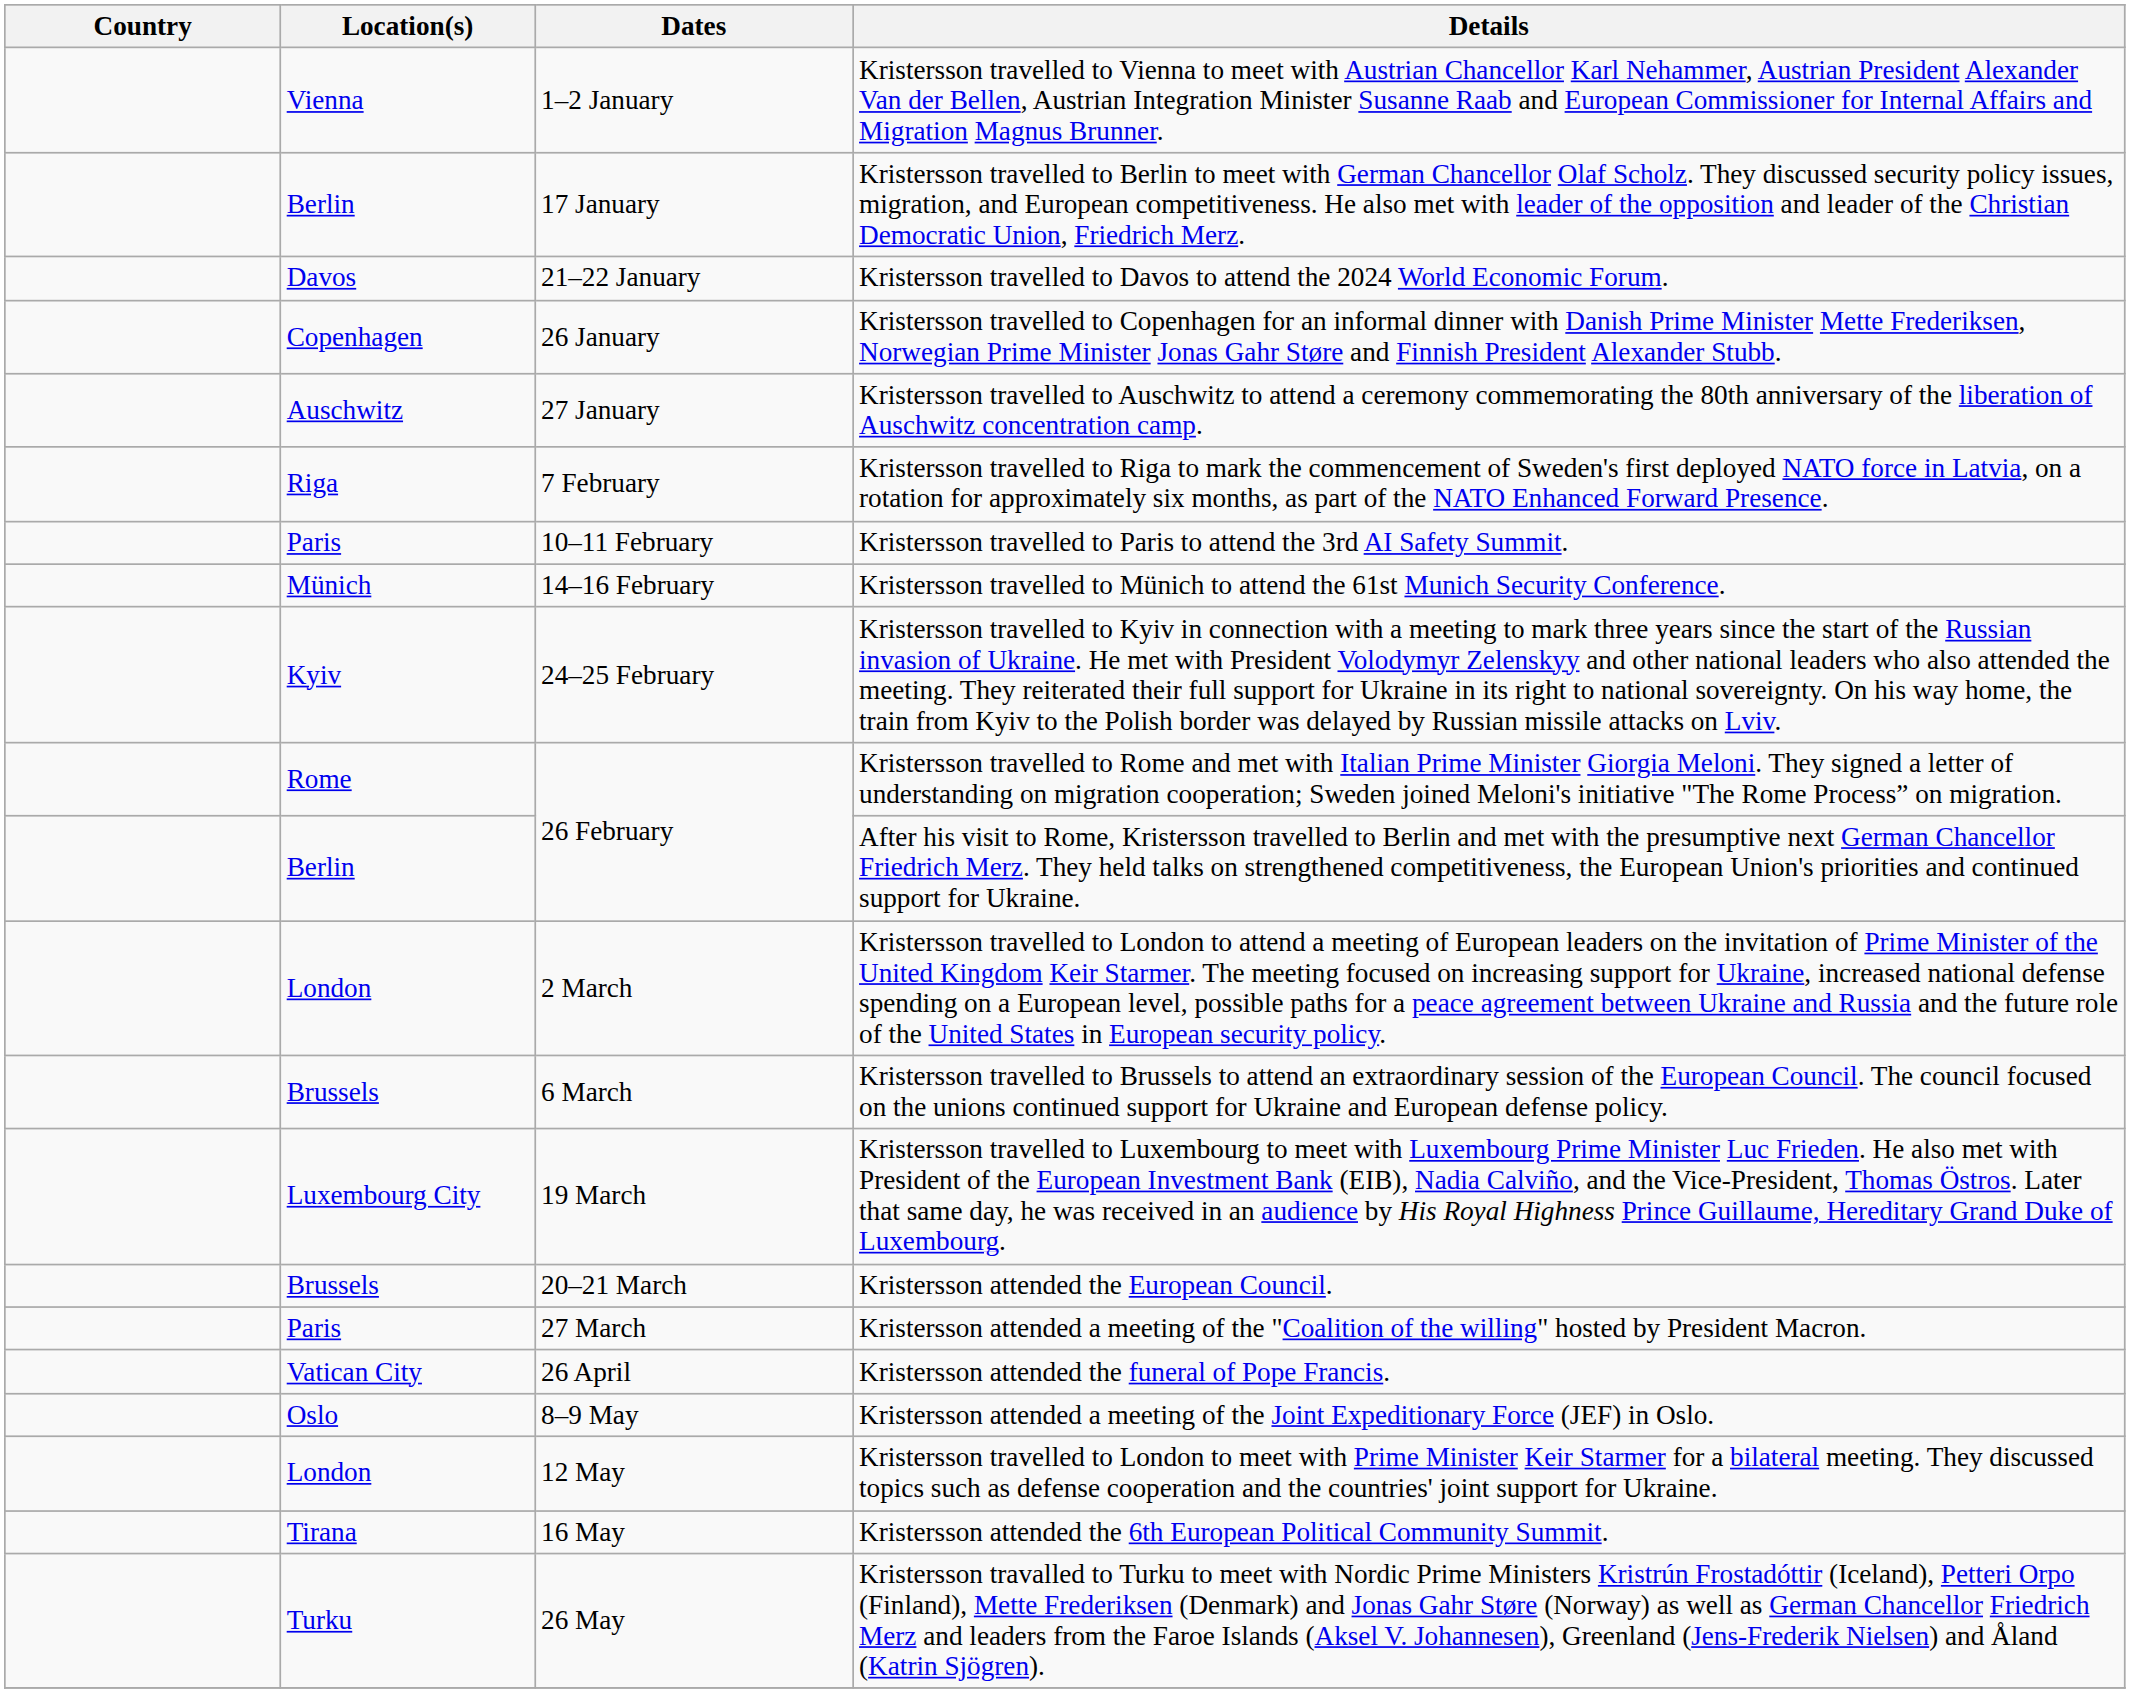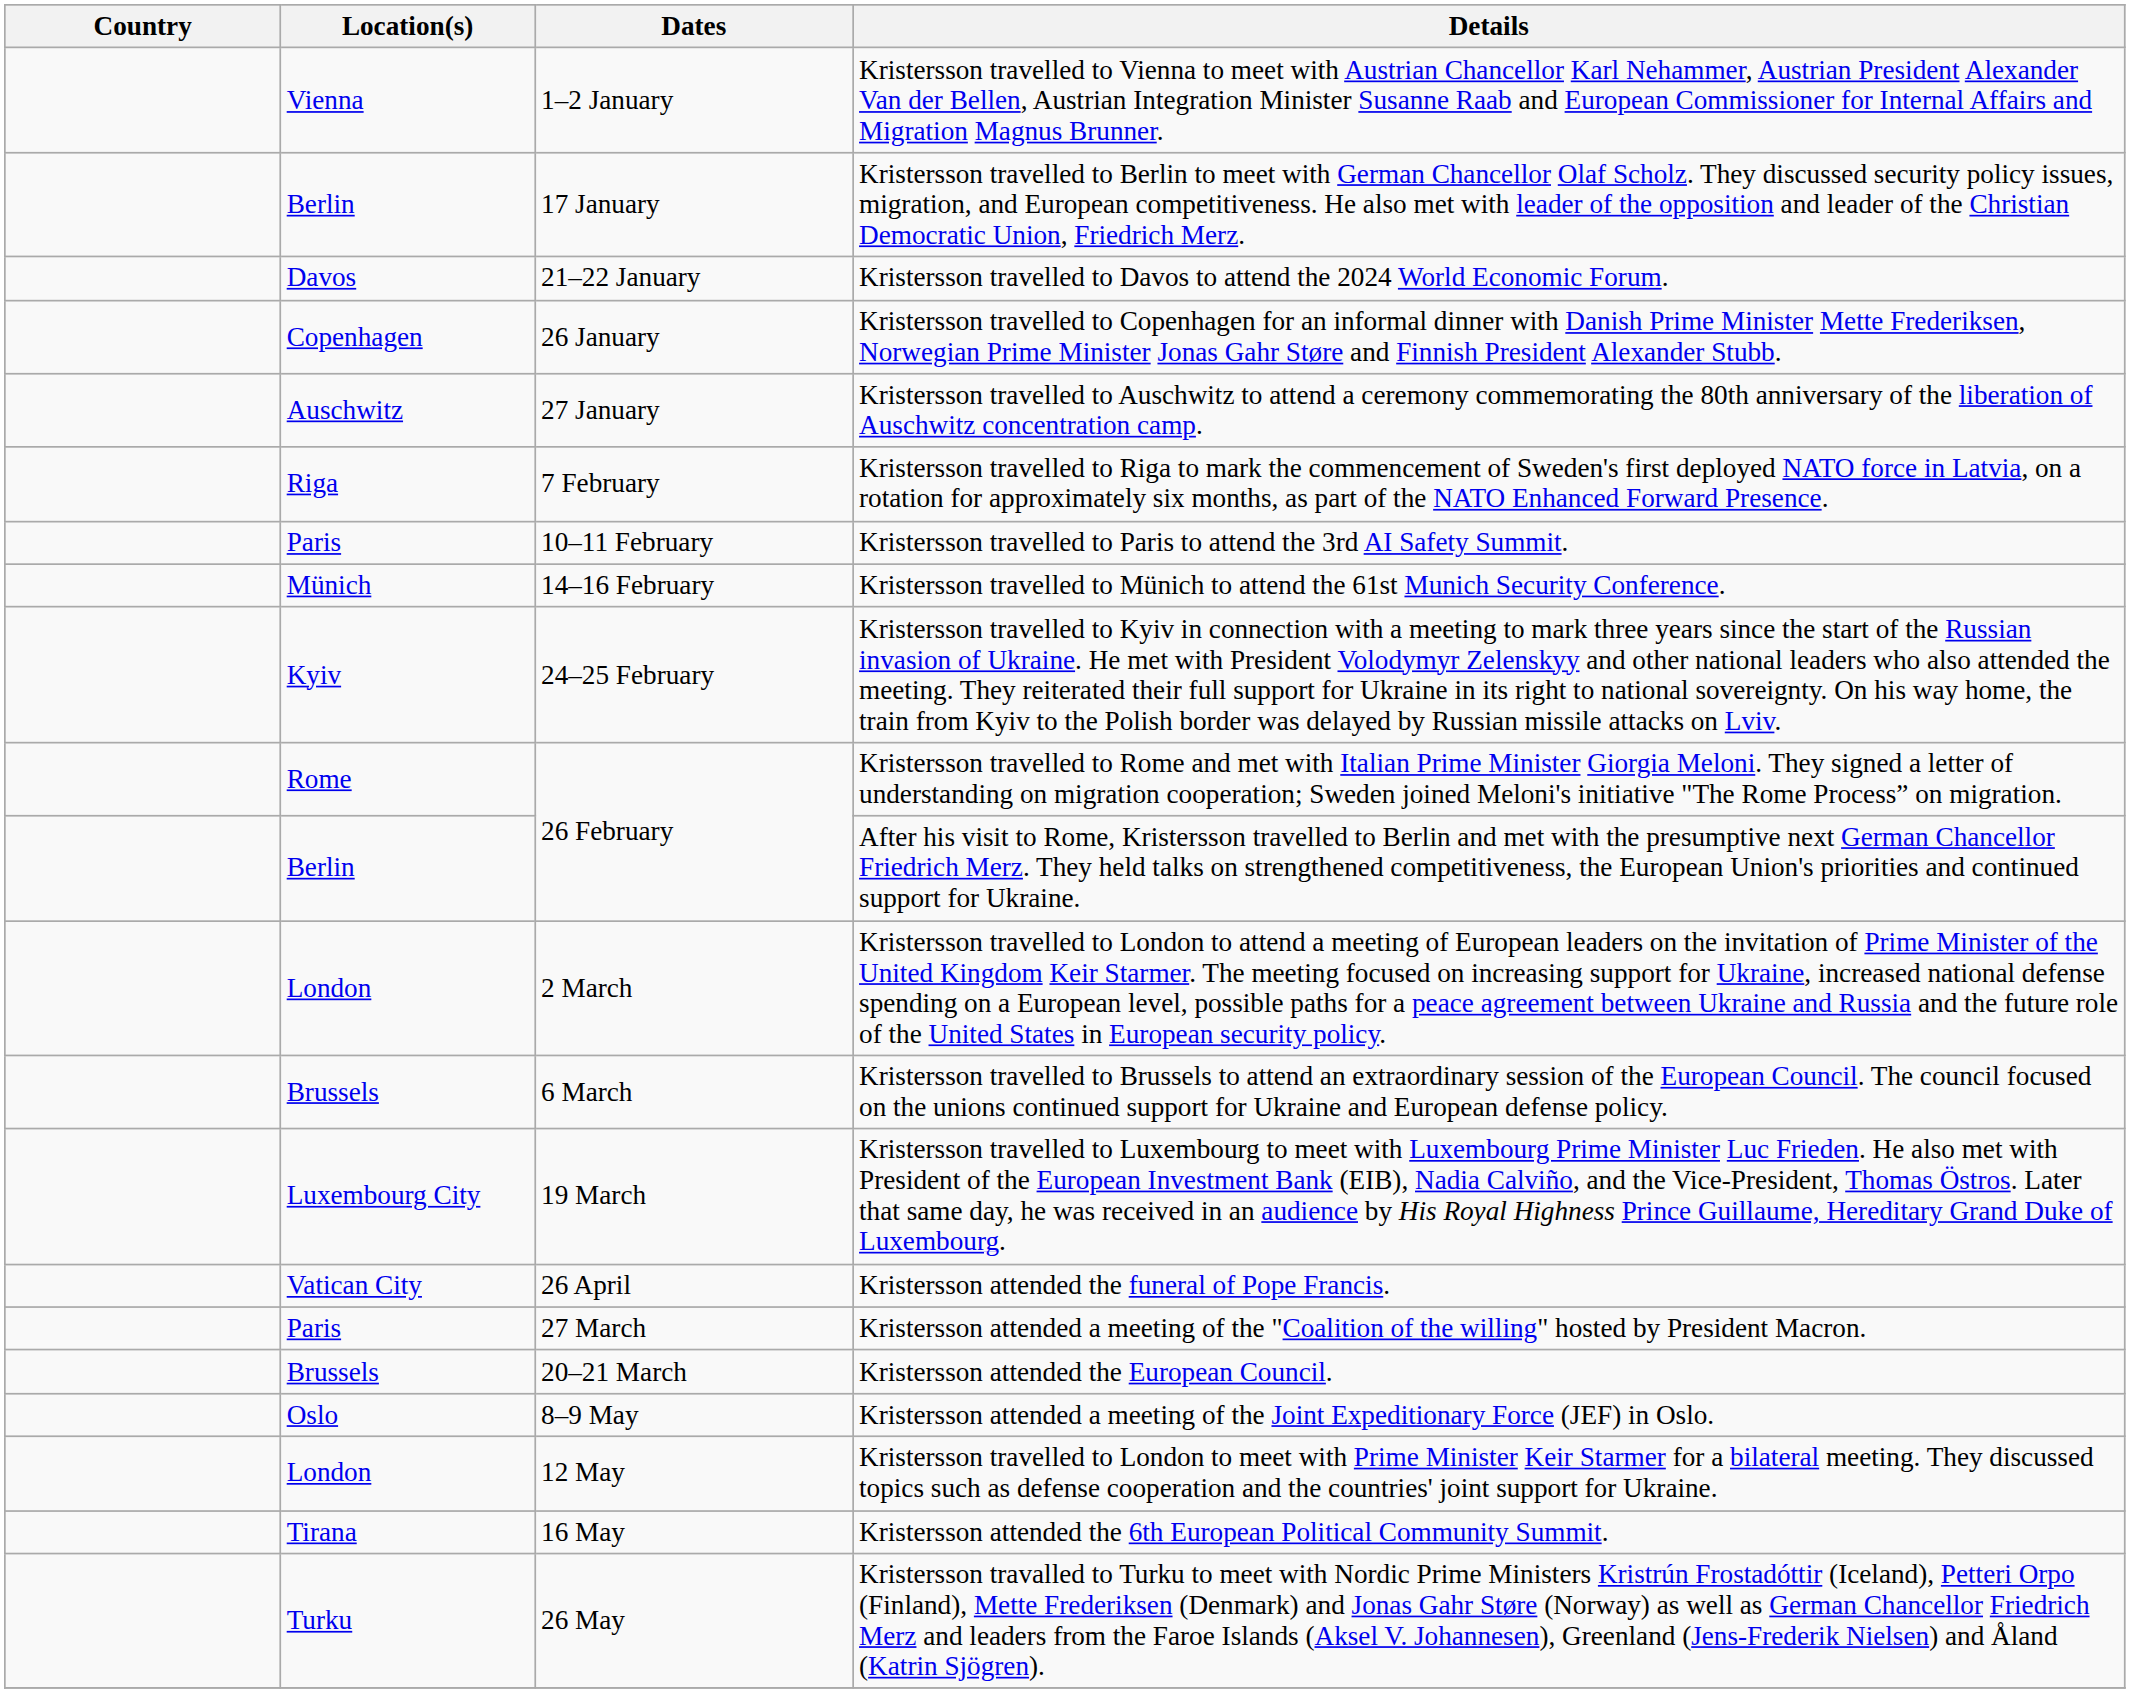rows swapped: (1096, 1285) <-> (1125, 1371)
